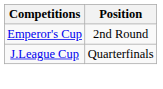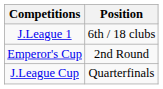+ row: (45, 34)
